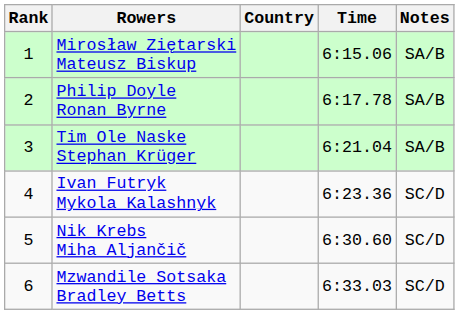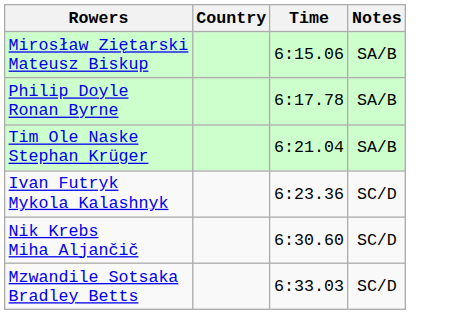- column: (29, 18)
